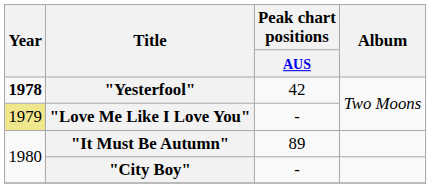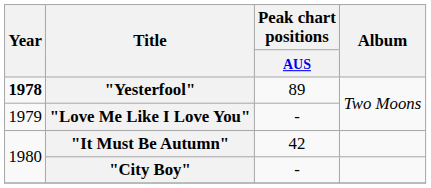(297, 90) 42 -> (297, 90) 89
(25, 116) khaki background -> (25, 116) no background
(297, 143) 89 -> (297, 143) 42
